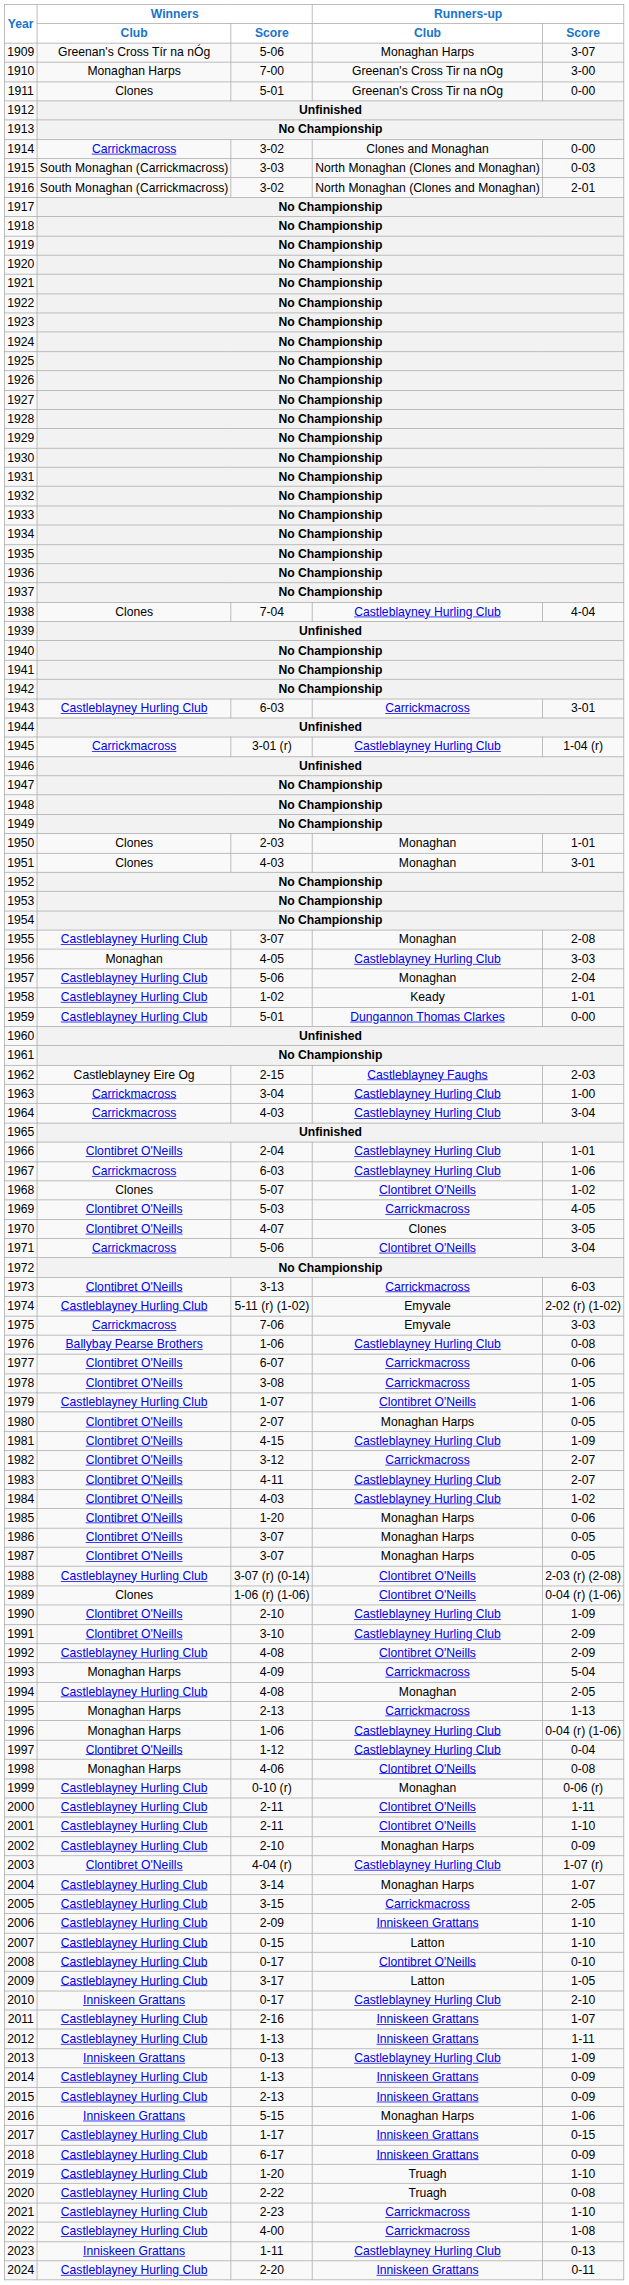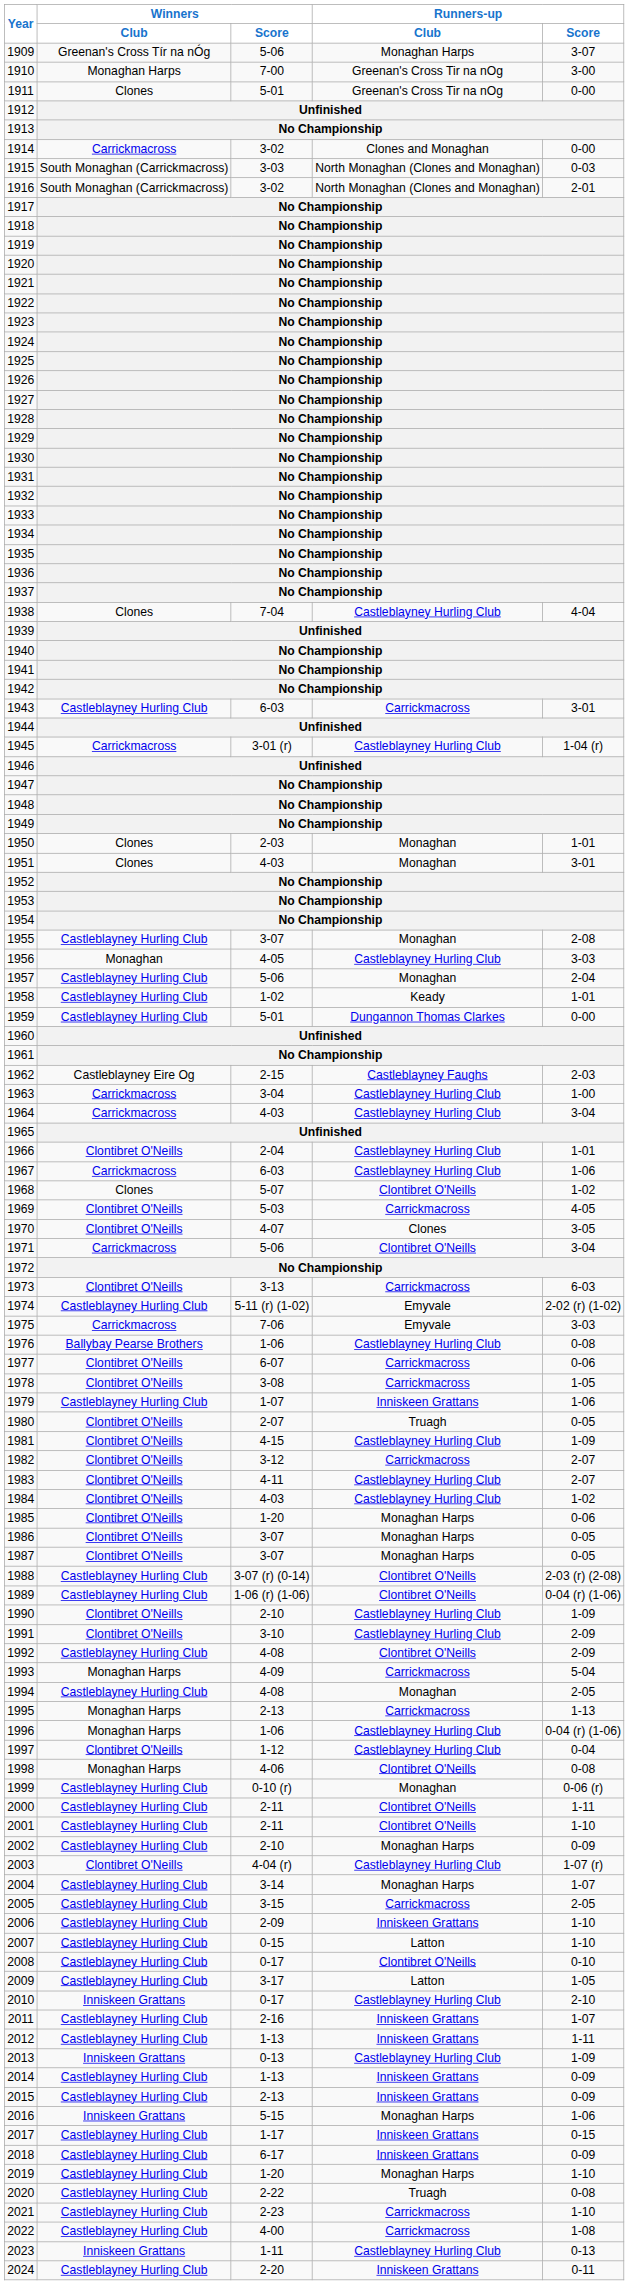(427, 1402) Clontibret O'Neills -> (427, 1402) Inniskeen Grattans
(427, 1421) Monaghan Harps -> (427, 1421) Truagh
(134, 1595) Clones -> (134, 1595) Castleblayney Hurling Club
(427, 2174) Truagh -> (427, 2174) Monaghan Harps
